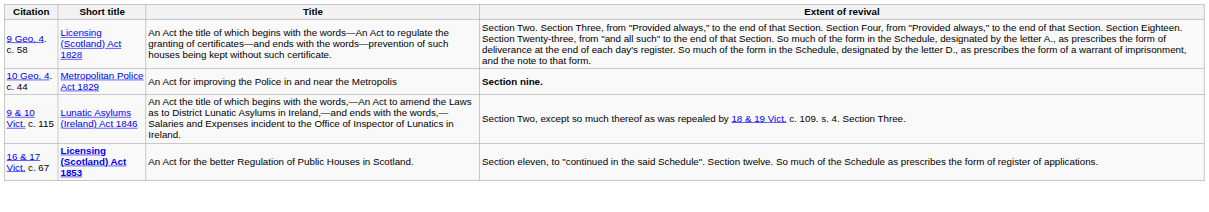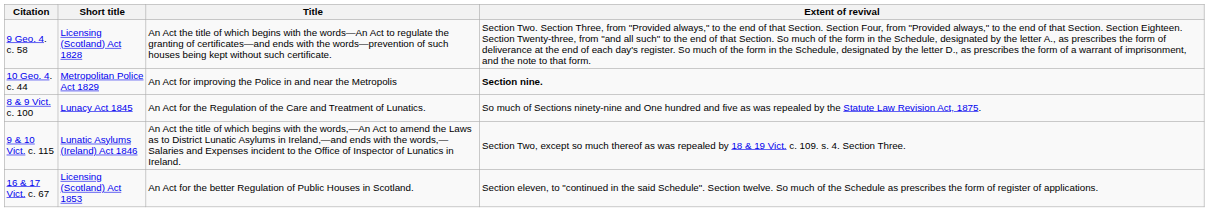+ row: (29, 108)
(93, 161) bold -> (91, 188) normal
